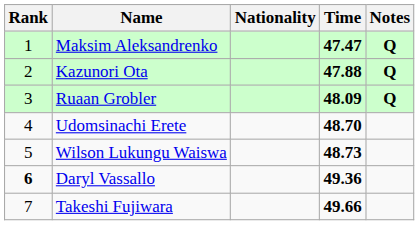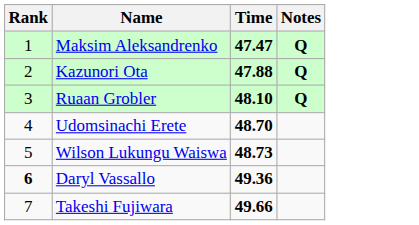- column: (275, 17)
(343, 98) 48.09 -> (254, 98) 48.10
